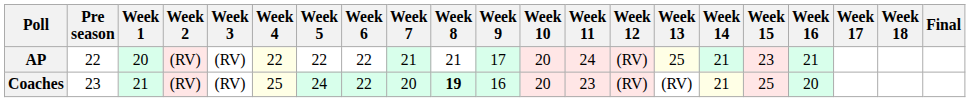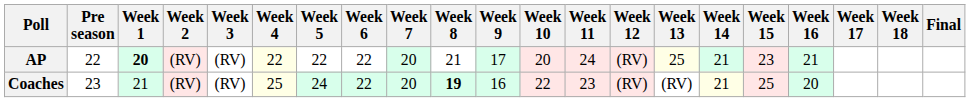(141, 59) normal -> (141, 59) bold
(409, 59) 21 -> (409, 59) 20
(543, 84) 20 -> (543, 84) 22
